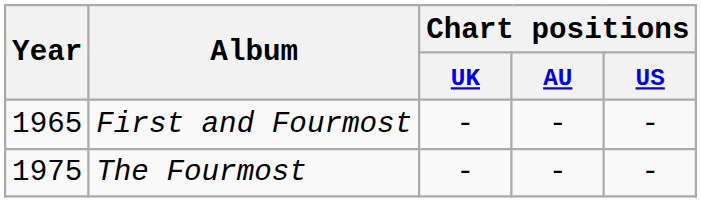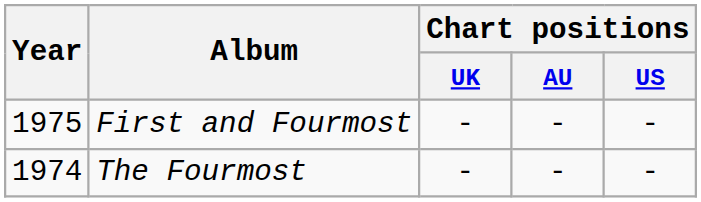(47, 124) 1965 -> (47, 124) 1975
(47, 172) 1975 -> (47, 172) 1974
